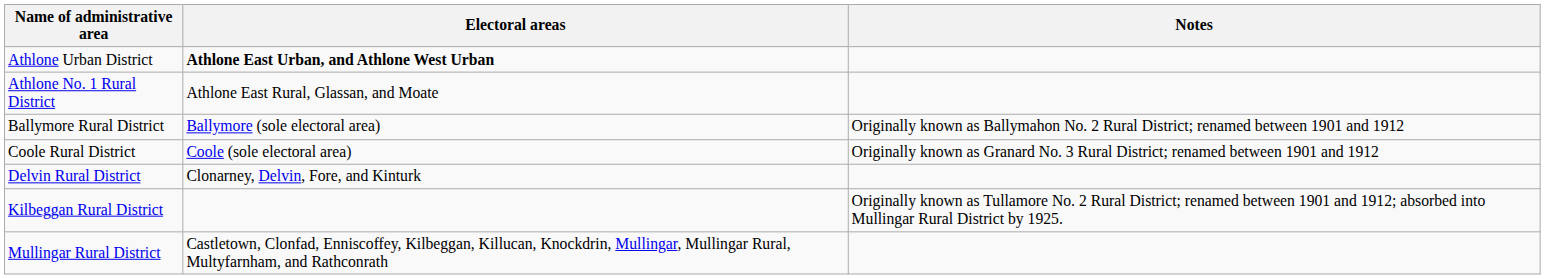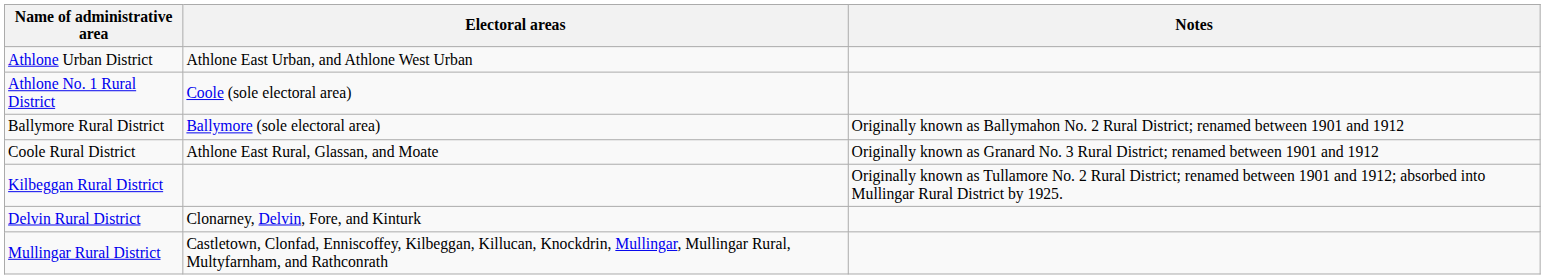(340, 59) bold -> (330, 59) normal
(312, 93) Athlone East Rural, Glassan, and Moate -> (269, 93) Coole (sole electoral area)
(269, 151) Coole (sole electoral area) -> (312, 151) Athlone East Rural, Glassan, and Moate
rows swapped: (74, 176) <-> (86, 210)
